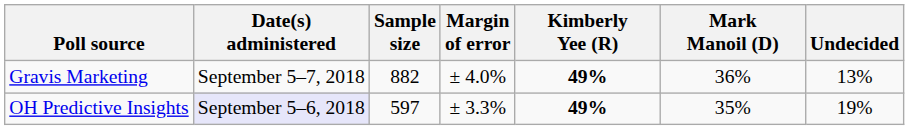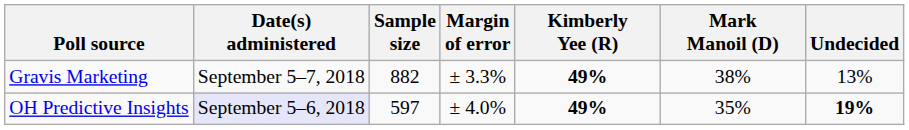(478, 76) ± 4.0% -> (478, 76) ± 3.3%
(733, 76) 36% -> (733, 76) 38%
(478, 108) ± 3.3% -> (478, 108) ± 4.0%
(855, 108) normal -> (855, 108) bold
